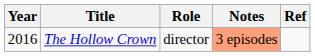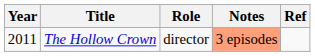(23, 39) 2016 -> (22, 39) 2011
